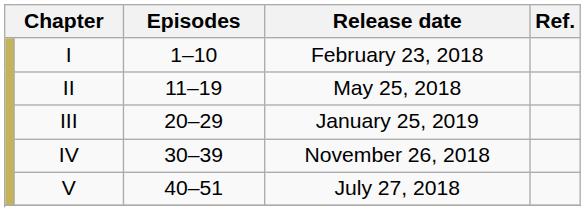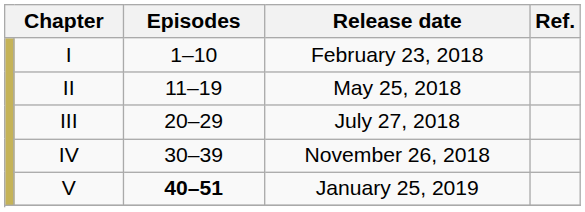(397, 121) January 25, 2019 -> (397, 121) July 27, 2018
(194, 188) normal -> (194, 188) bold
(397, 188) July 27, 2018 -> (397, 188) January 25, 2019
